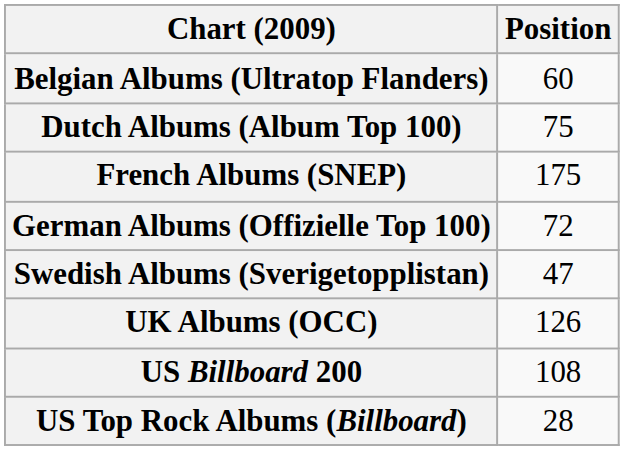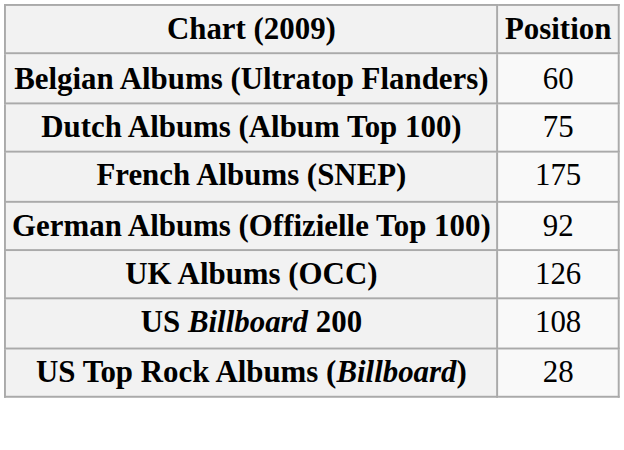(558, 224) 72 -> (558, 224) 92
- row: (251, 273)
